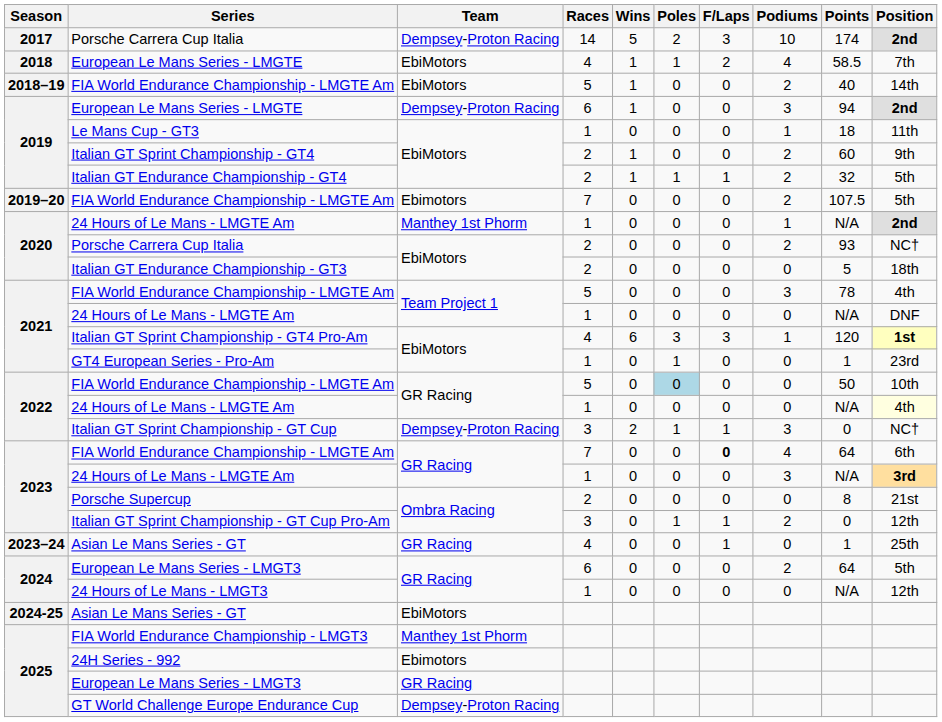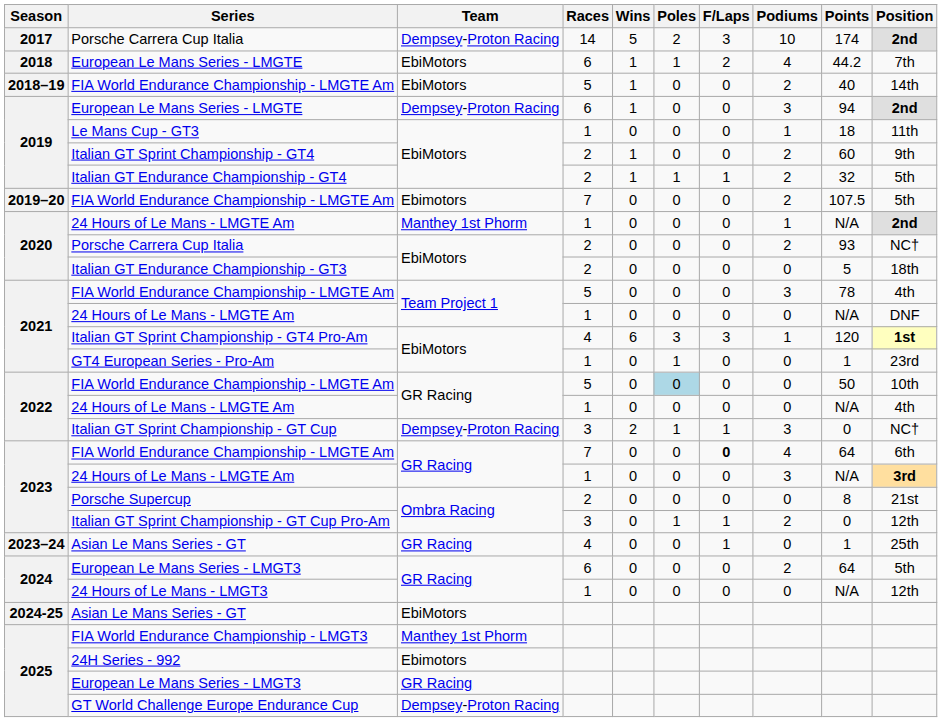(588, 62) 4 -> (588, 62) 6
(847, 62) 58.5 -> (847, 62) 44.2
(905, 407) lightyellow background -> (905, 407) no background
